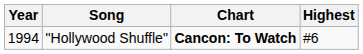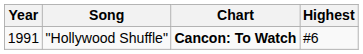(23, 37) 1994 -> (23, 37) 1991
